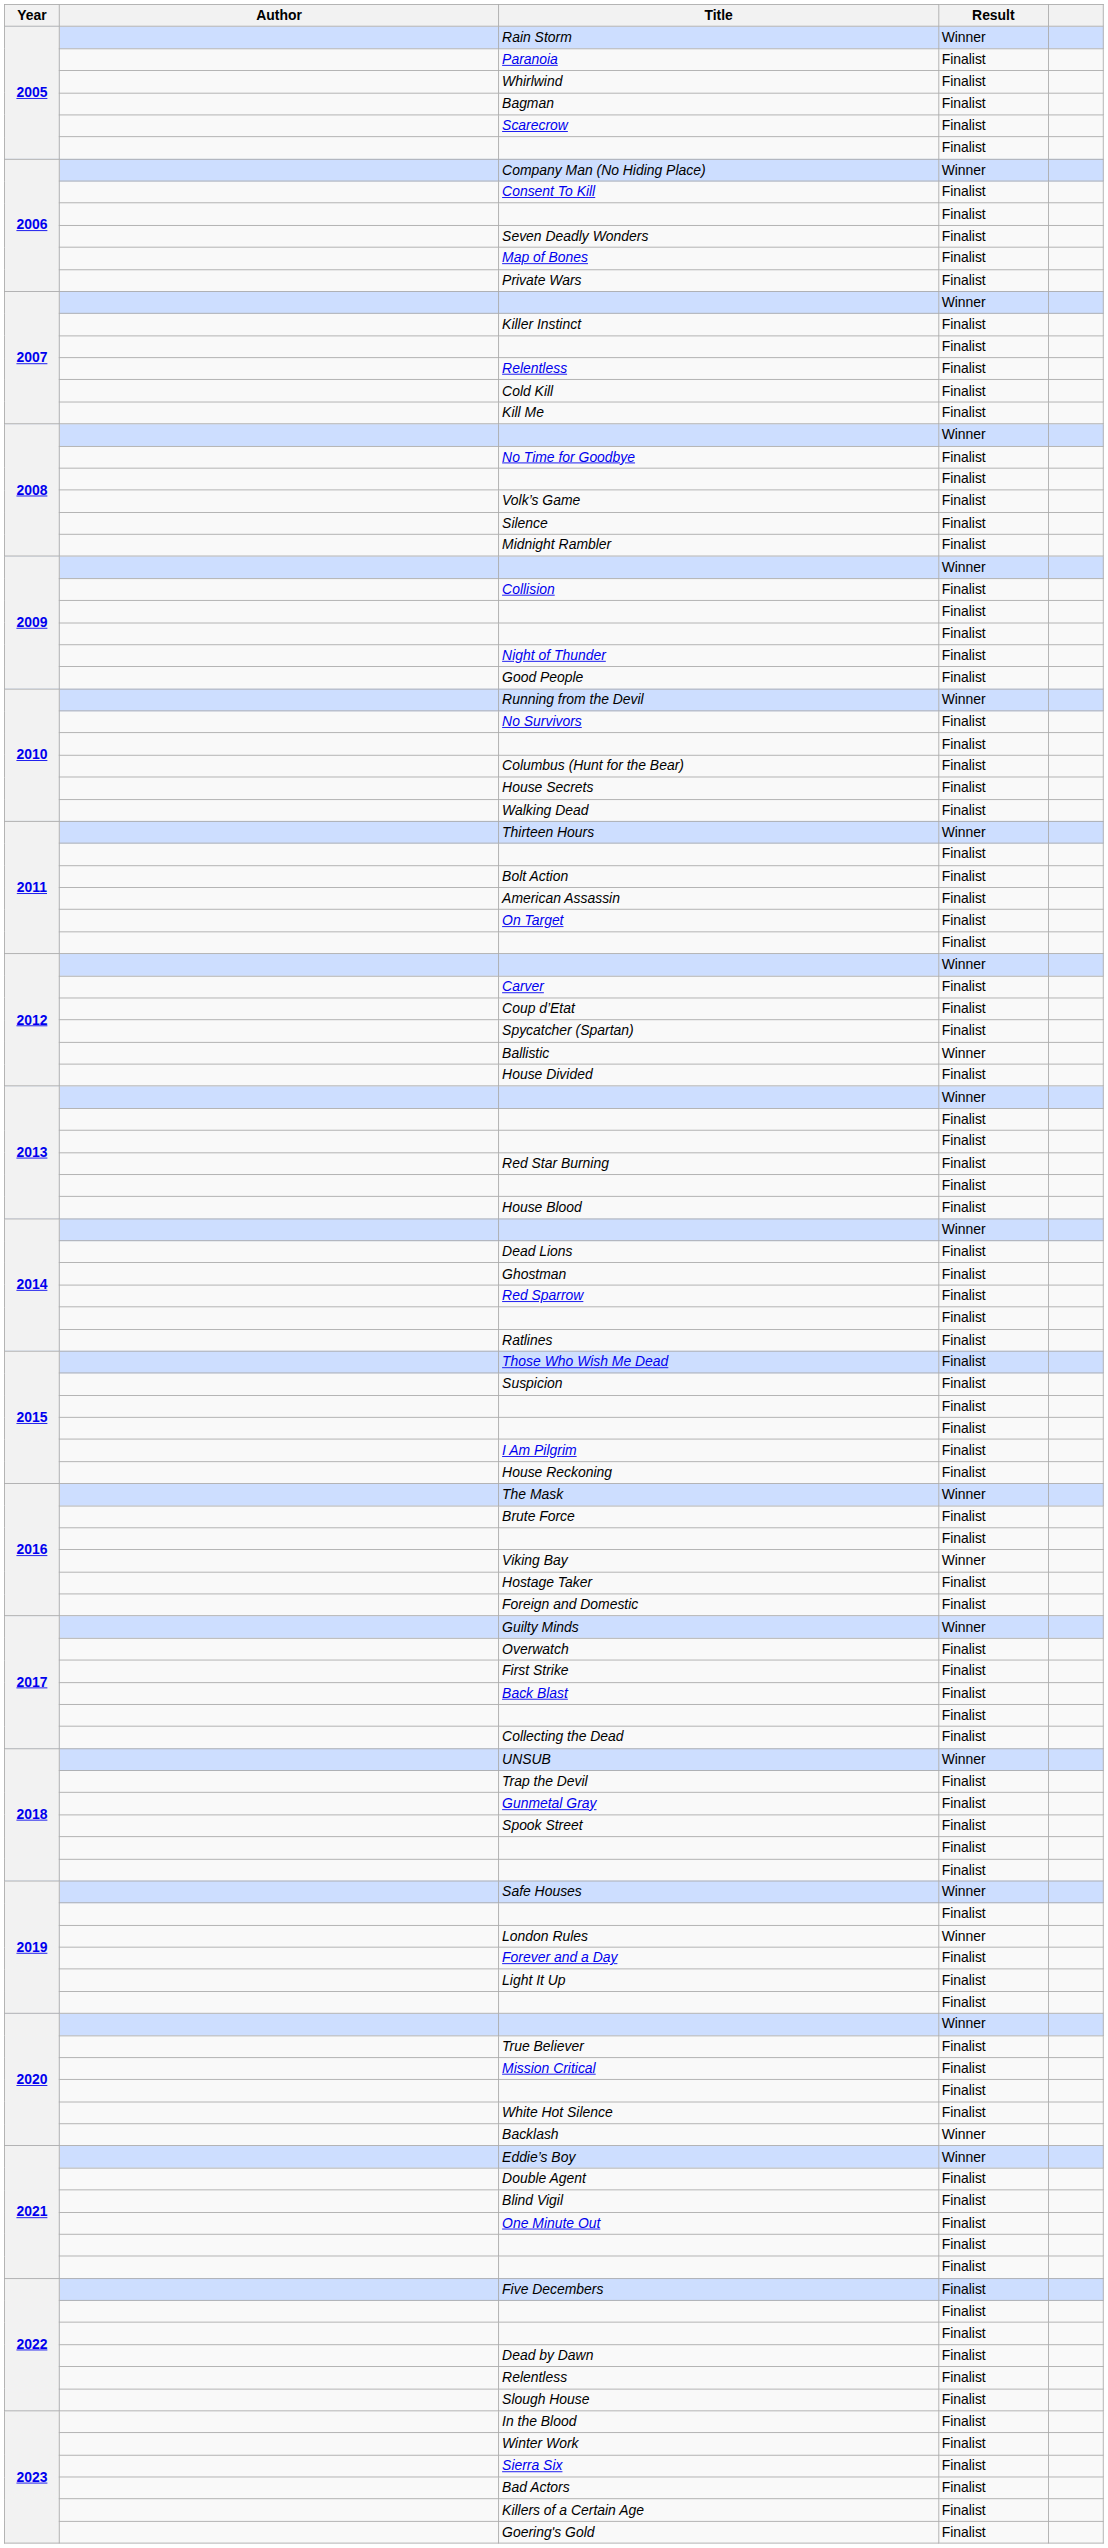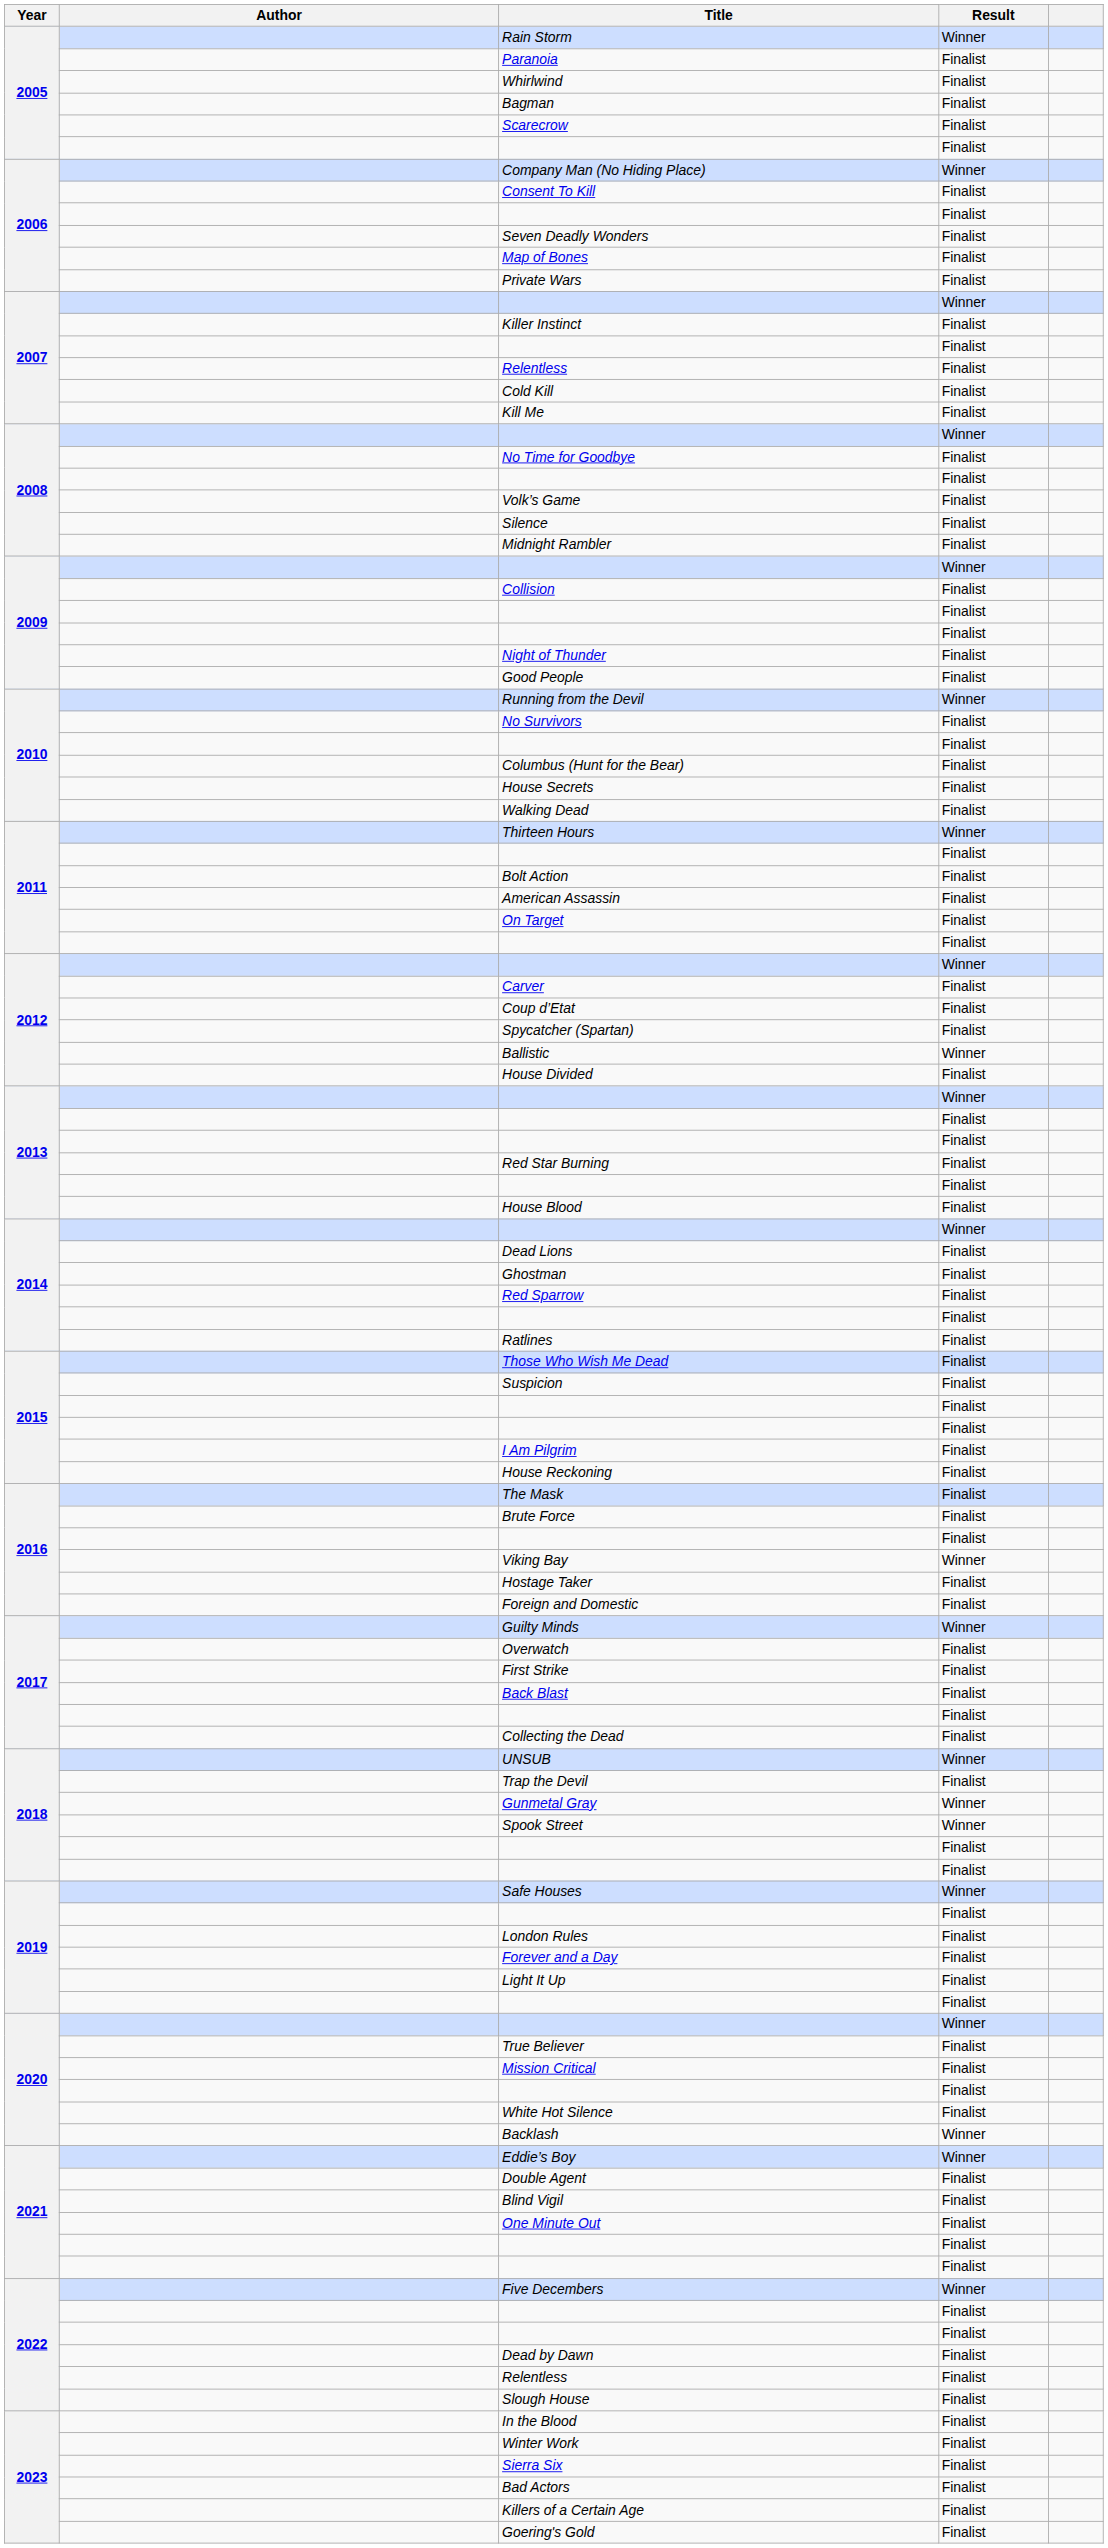(964, 1494) Winner -> (964, 1494) Finalist
(964, 1803) Finalist -> (964, 1803) Winner
(964, 1825) Finalist -> (964, 1825) Winner
(964, 1936) Winner -> (964, 1936) Finalist
(964, 2289) Finalist -> (964, 2289) Winner
